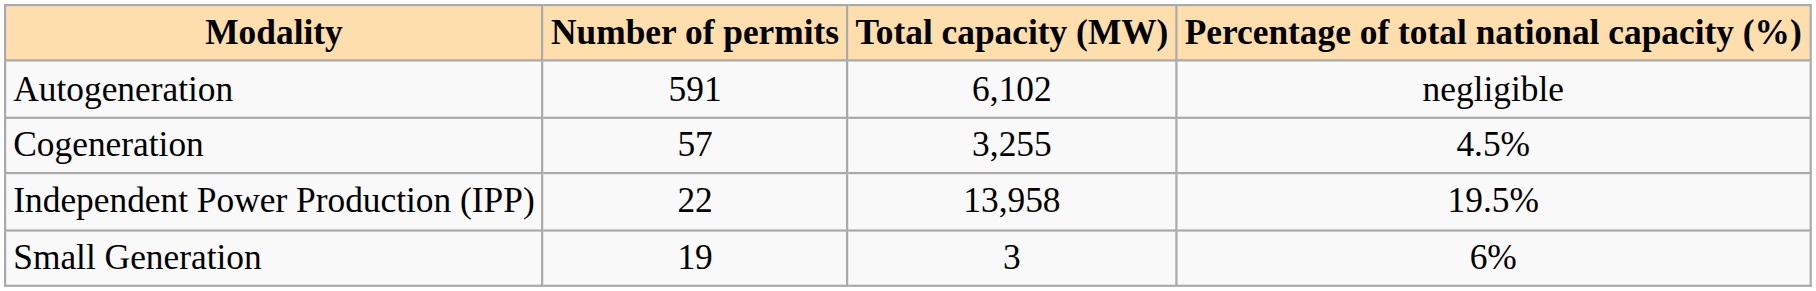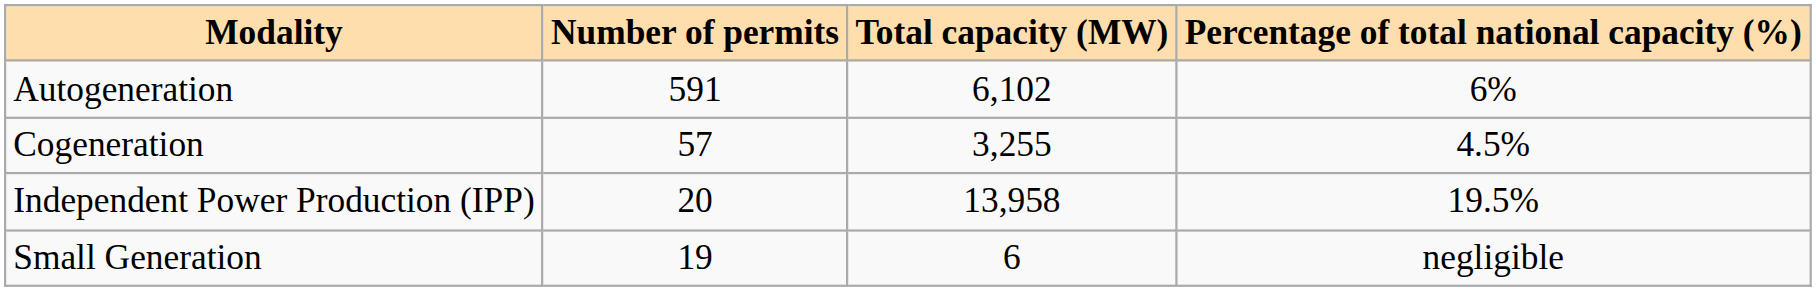(1493, 88) negligible -> (1493, 88) 6%
(695, 200) 22 -> (695, 200) 20
(1012, 256) 3 -> (1012, 256) 6
(1493, 256) 6% -> (1493, 256) negligible
